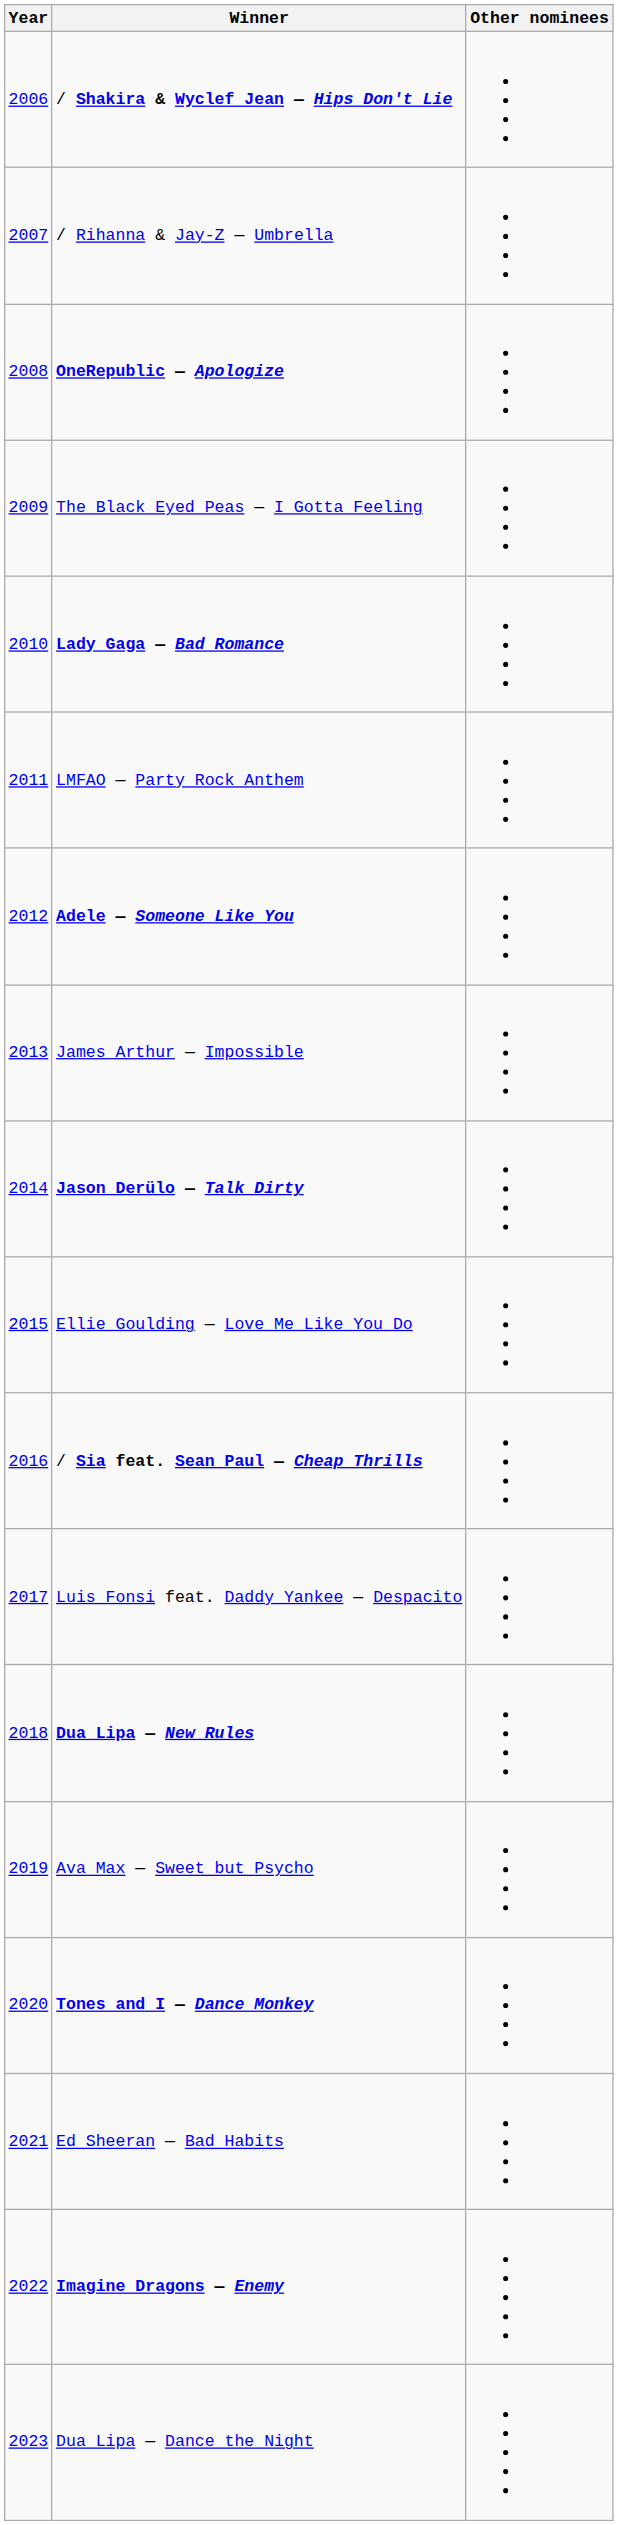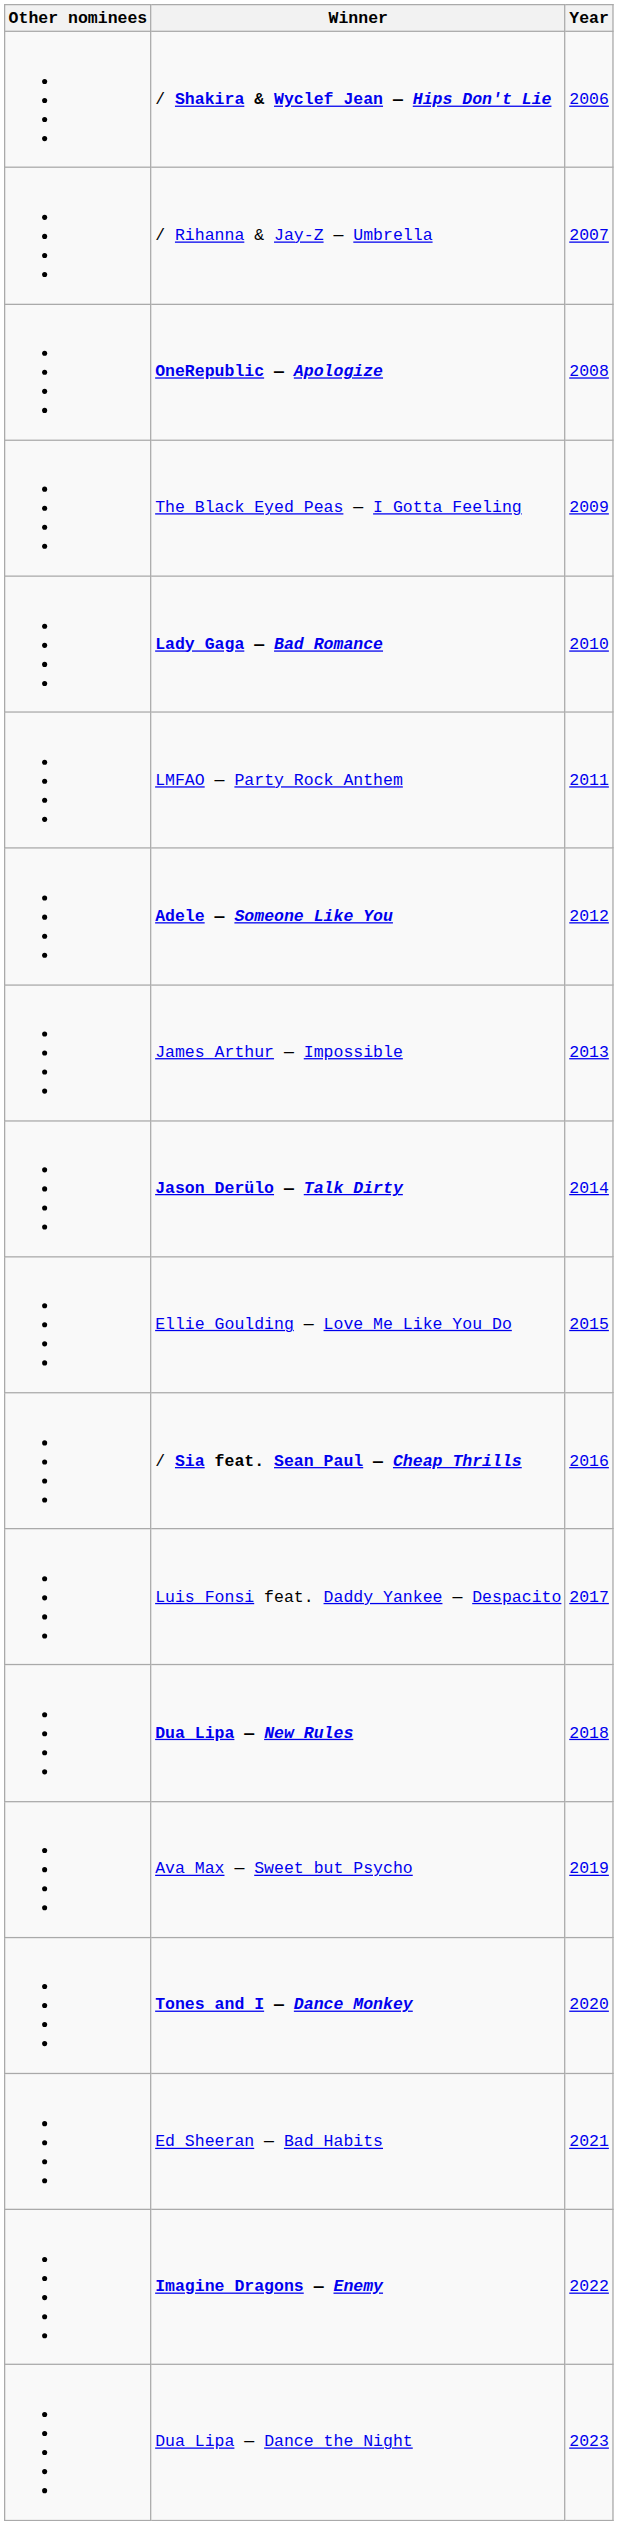columns swapped: (28, 18) <-> (540, 18)
